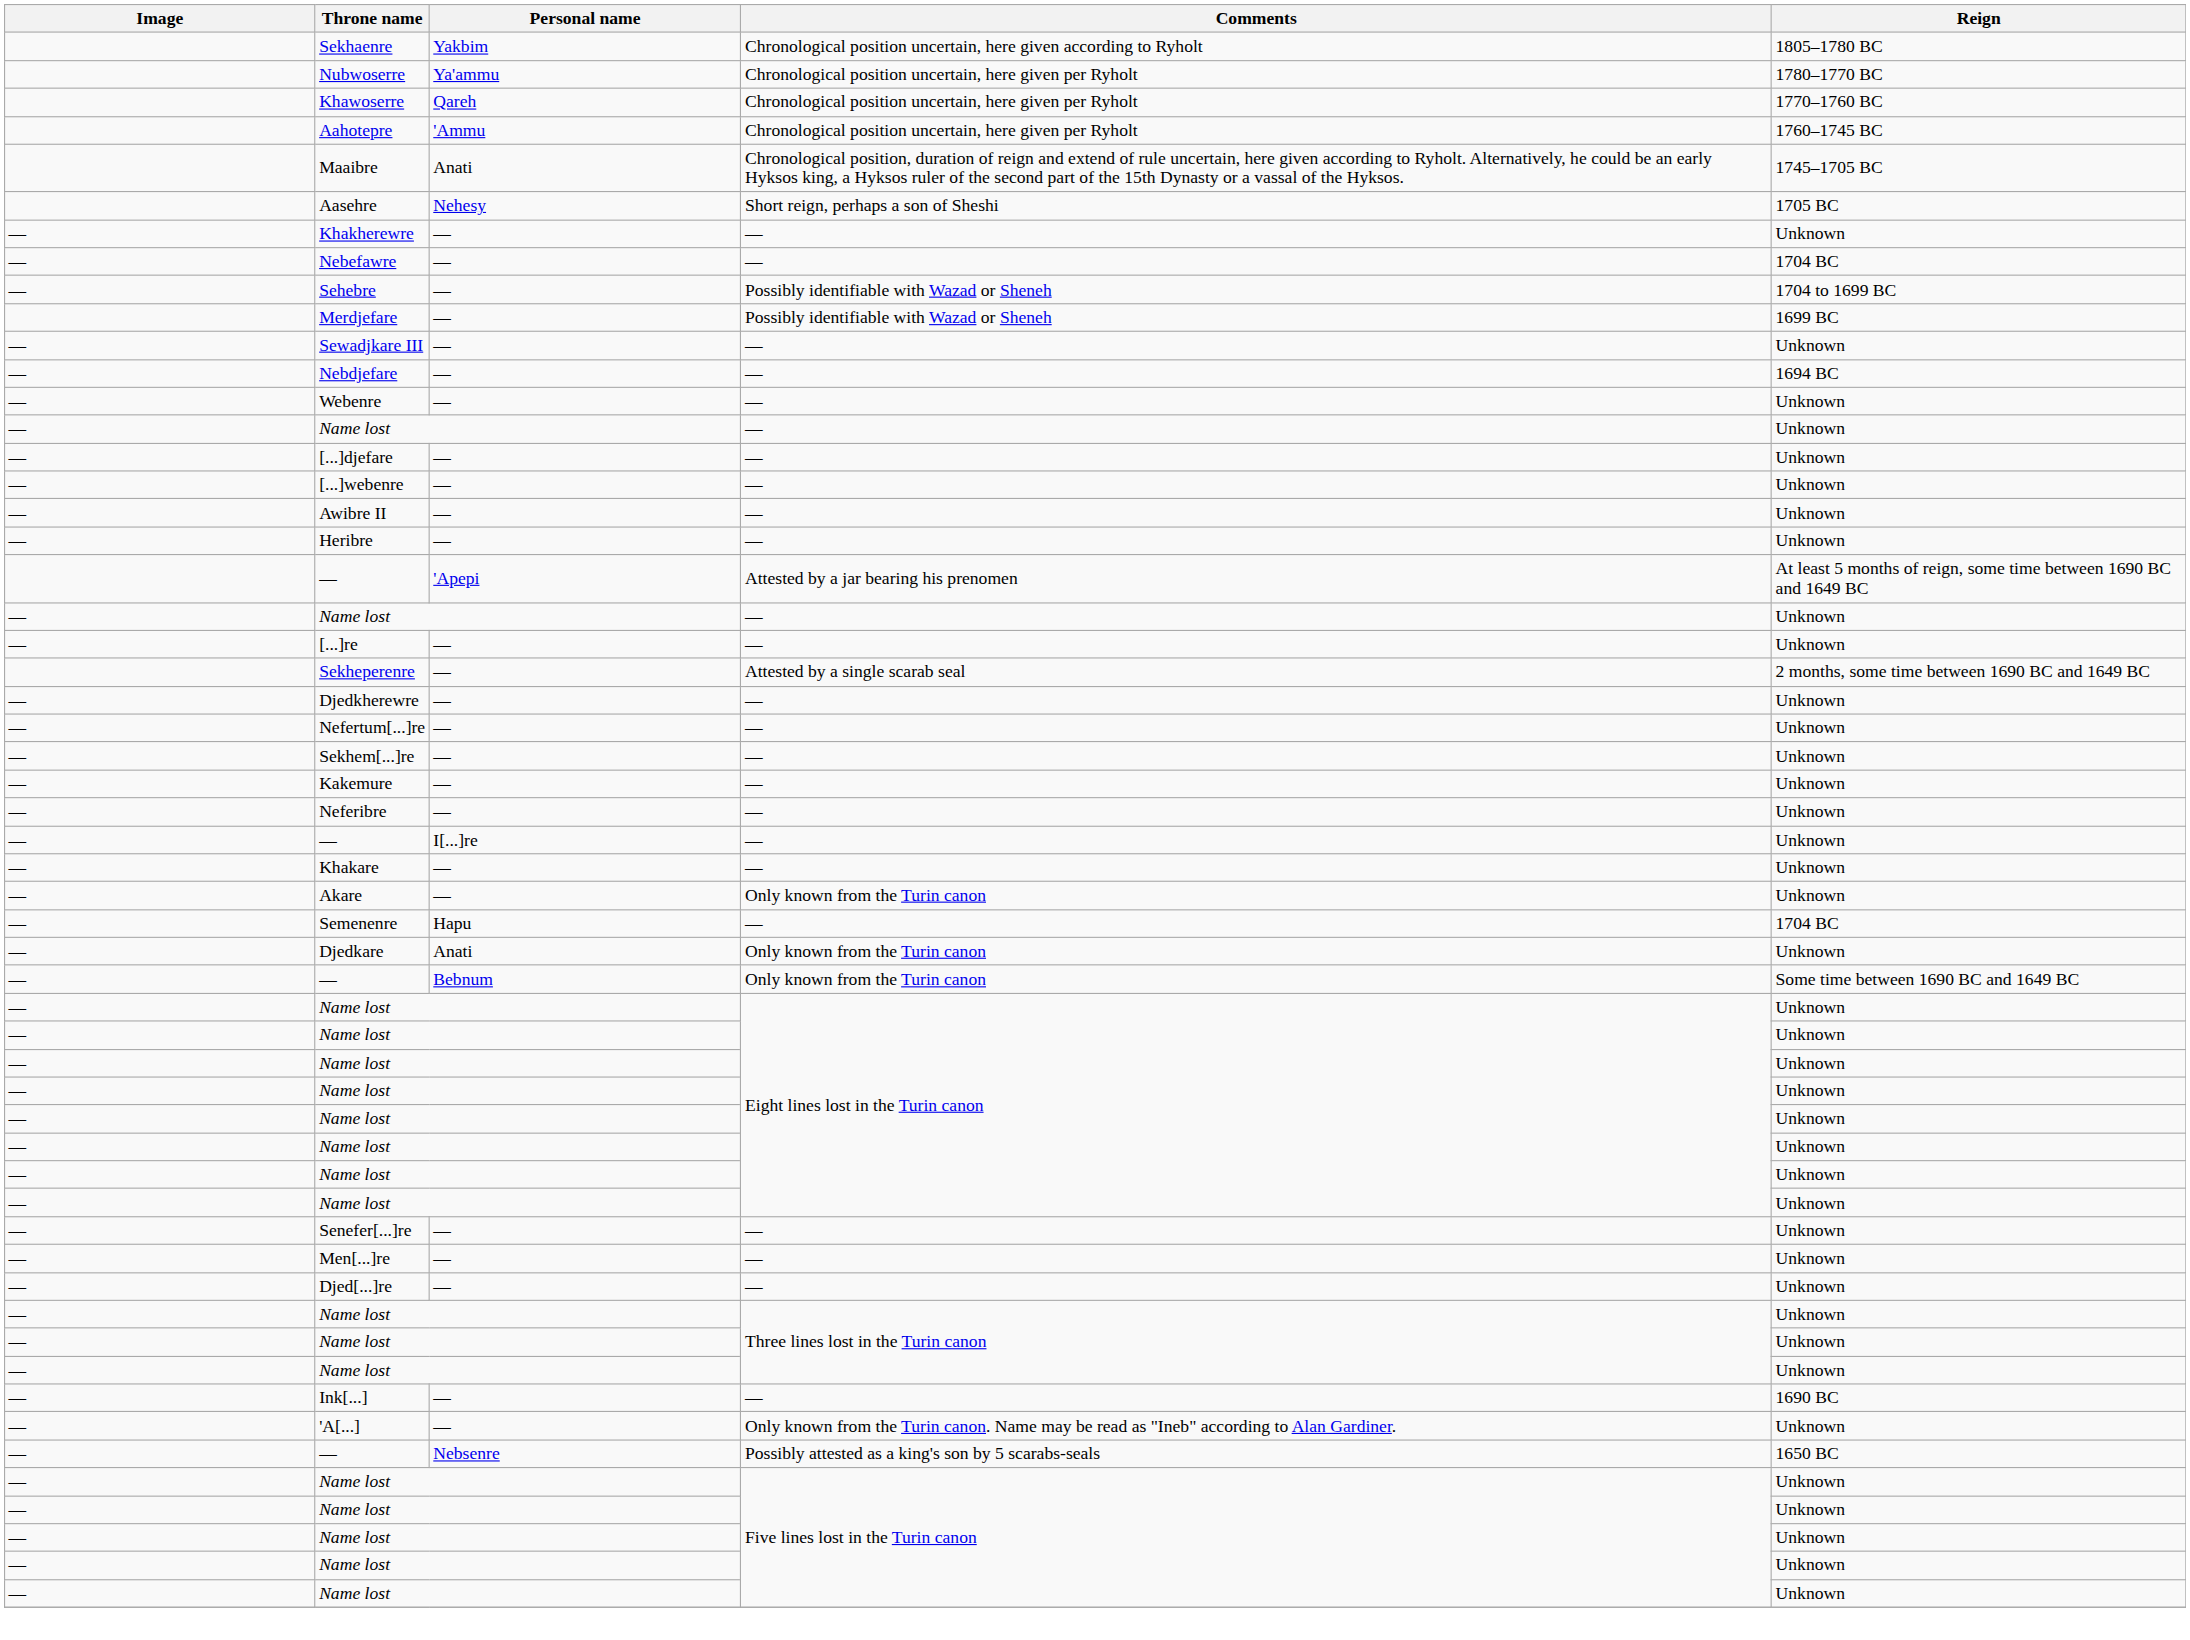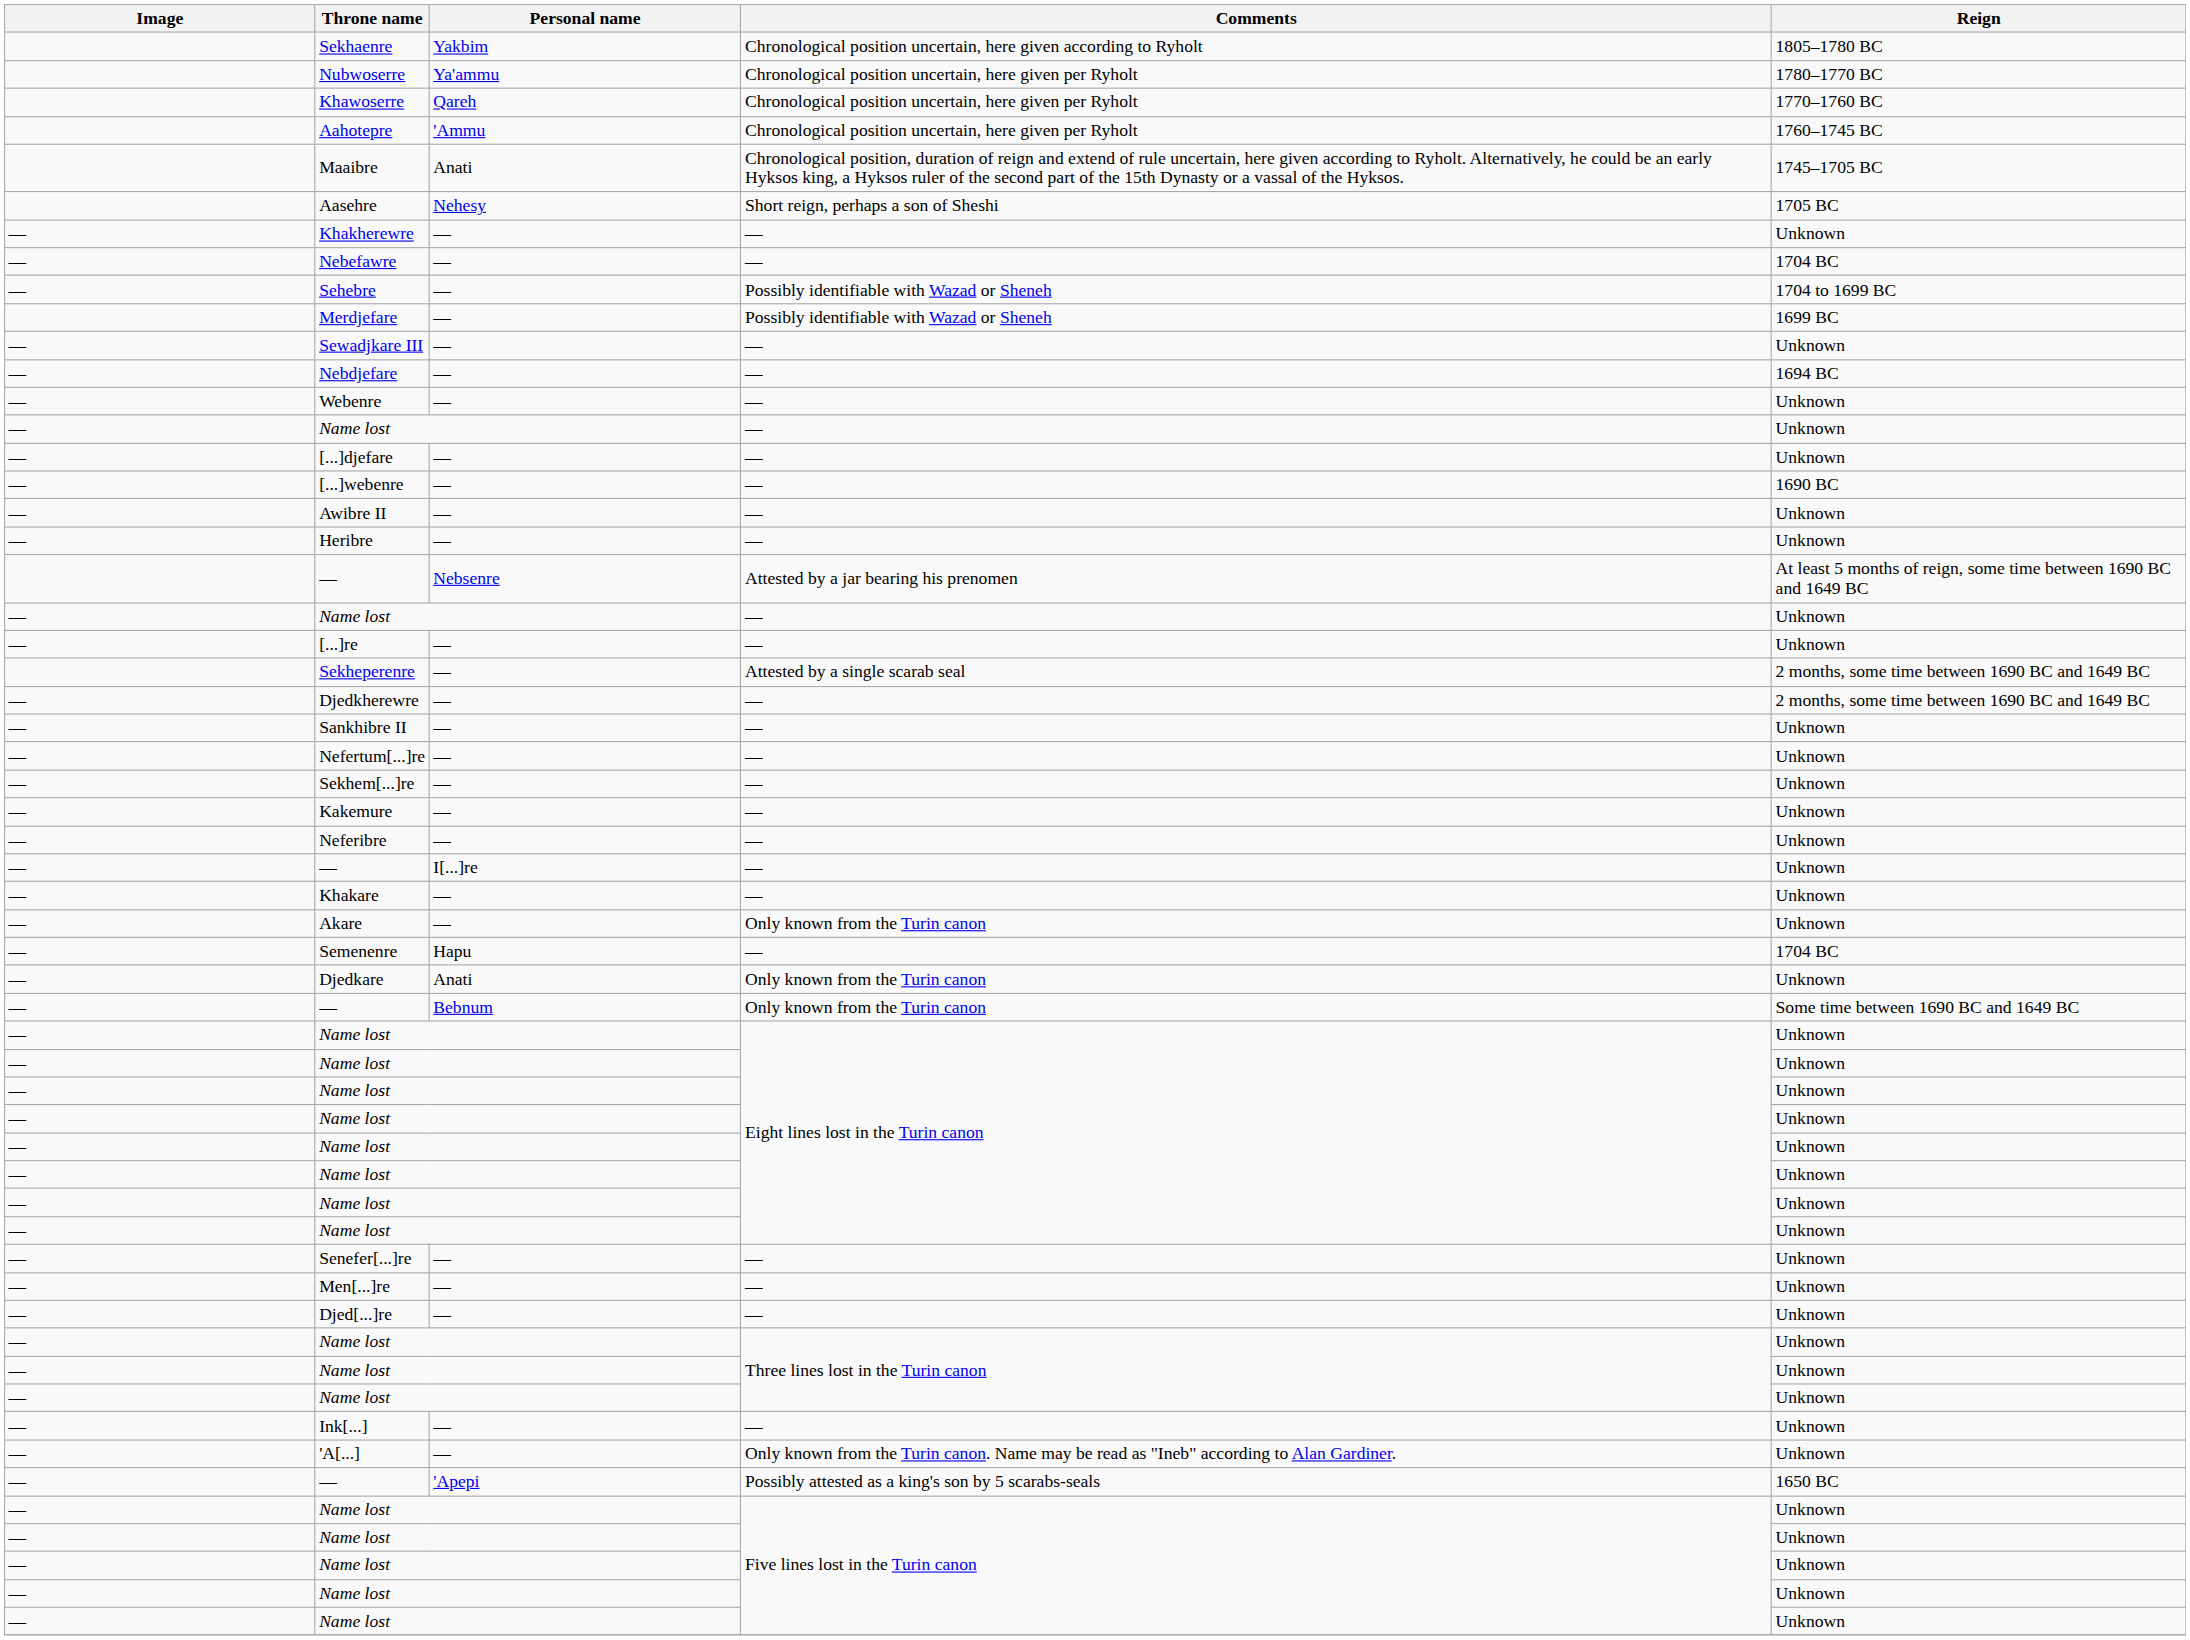(1810, 484) Unknown -> (1807, 484) 1690 BC
(456, 578) 'Apepi -> (467, 578) Nebsenre
(1810, 700) Unknown -> (1963, 700) 2 months, some time between 1690 BC and 1649 BC
+ row: (363, 727)
(1807, 1397) 1690 BC -> (1810, 1425) Unknown
(467, 1453) Nebsenre -> (456, 1481) 'Apepi
